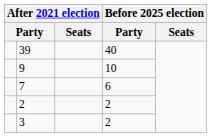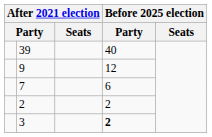(111, 68) 10 -> (111, 68) 12
(108, 123) normal -> (108, 123) bold
